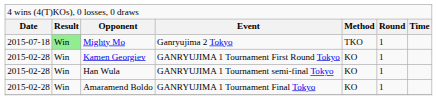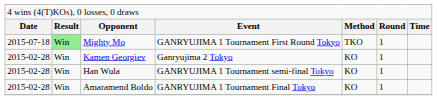(195, 42) Ganryujima 2 Tokyo -> (248, 42) GANRYUJIMA 1 Tournament First Round Tokyo
(248, 57) GANRYUJIMA 1 Tournament First Round Tokyo -> (195, 57) Ganryujima 2 Tokyo
